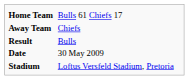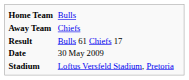(90, 15) Bulls 61 Chiefs 17 -> (67, 15) Bulls
(67, 41) Bulls -> (90, 41) Bulls 61 Chiefs 17
